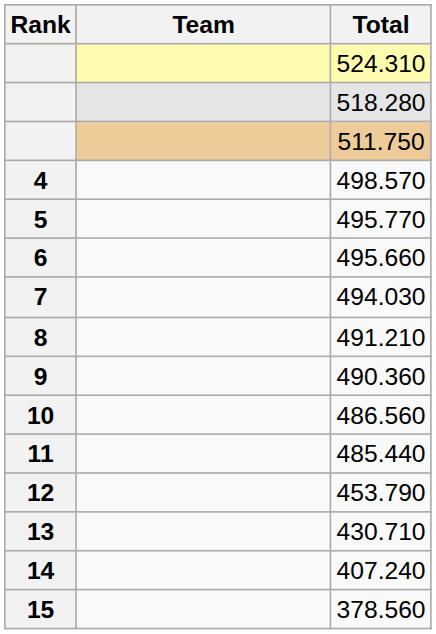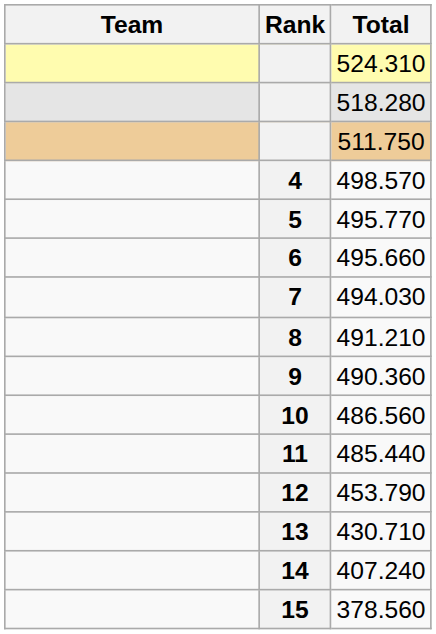columns swapped: (41, 24) <-> (204, 24)
